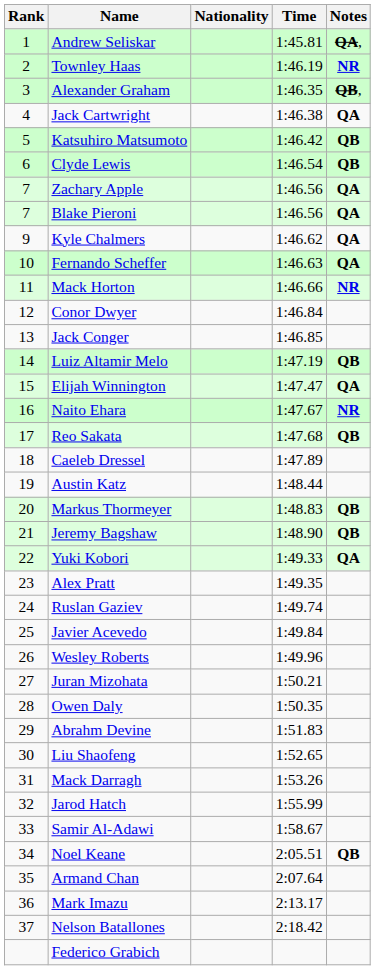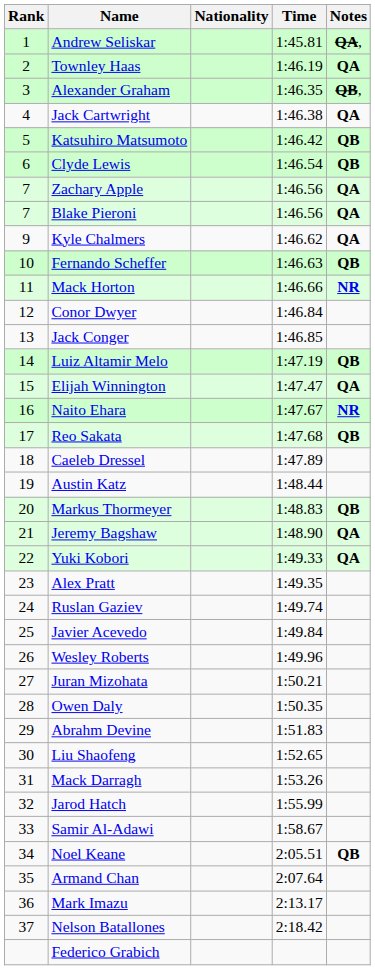(348, 66) NR -> (348, 66) QA
(348, 262) QA -> (348, 262) QB
(348, 533) QB -> (348, 533) QA
